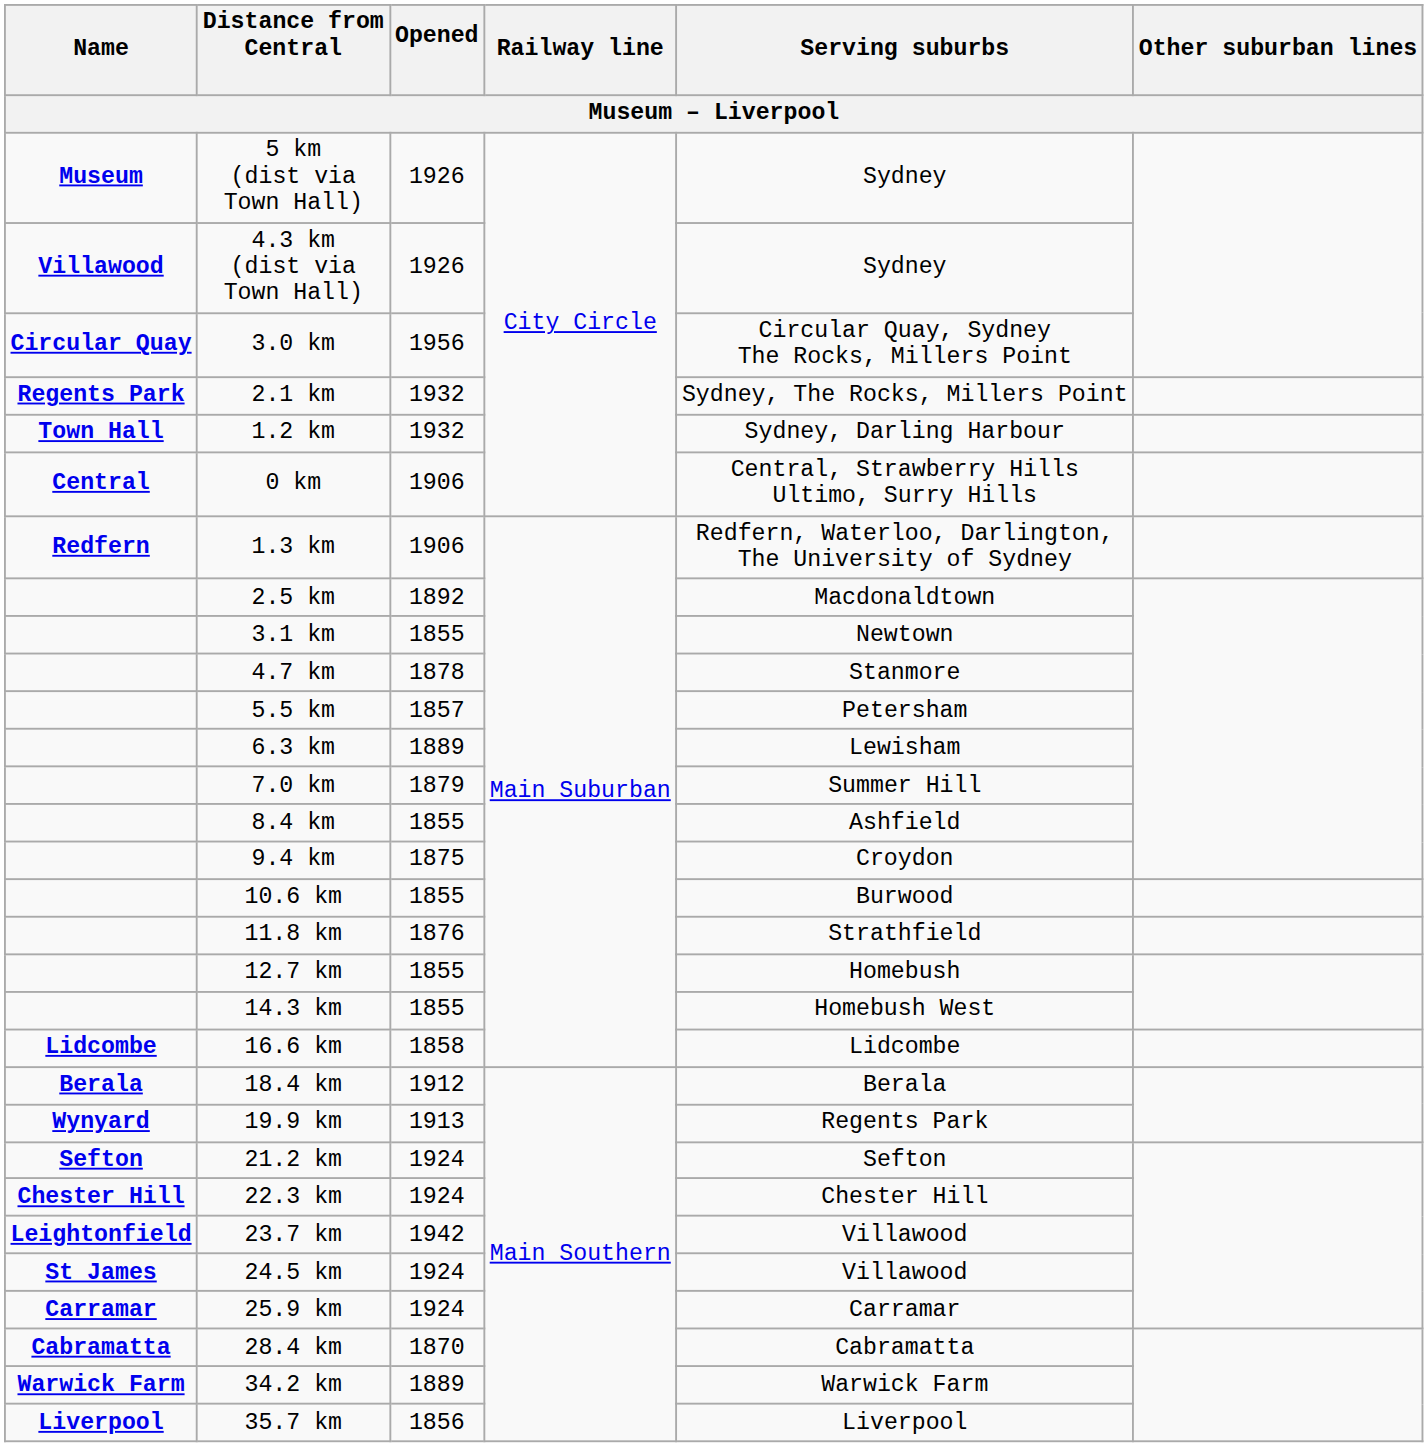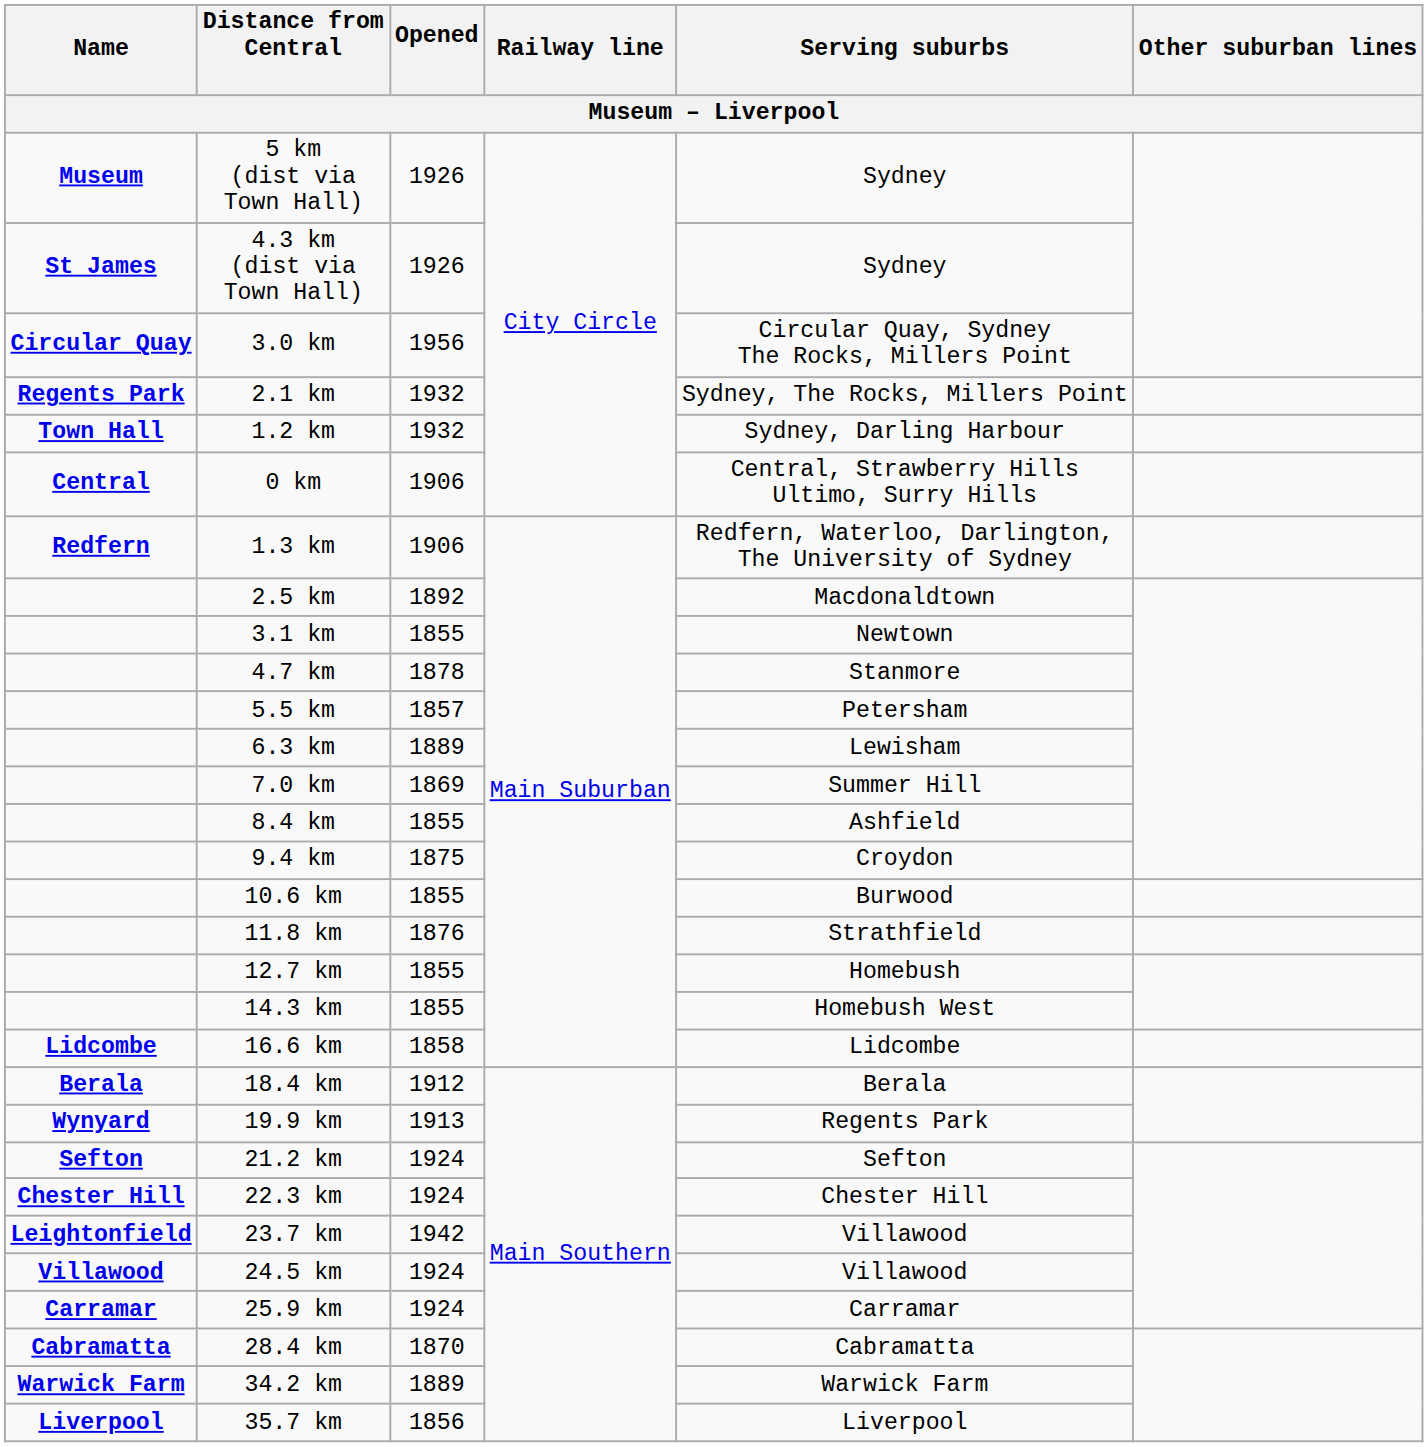(101, 268) Villawood -> (101, 268) St James
(437, 786) 1879 -> (437, 786) 1869
(101, 1273) St James -> (101, 1273) Villawood
